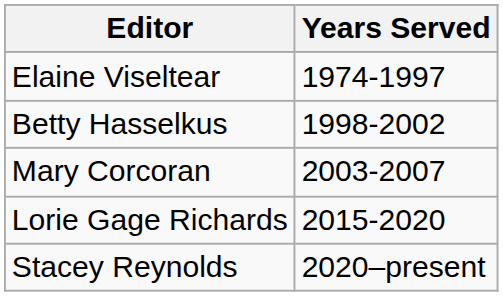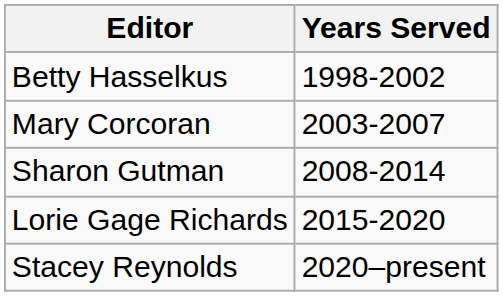- row: (116, 76)
+ row: (118, 171)
